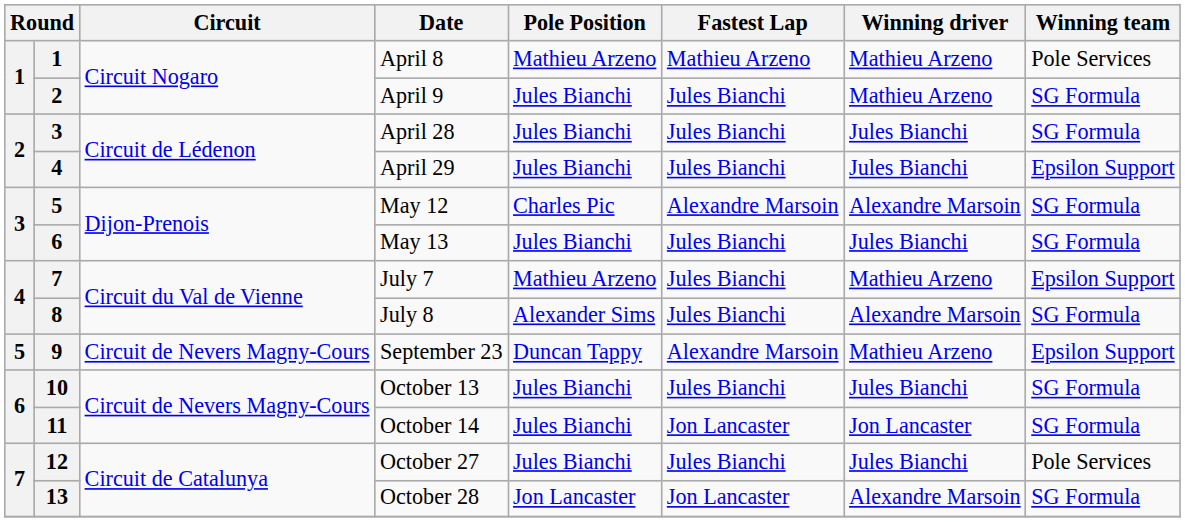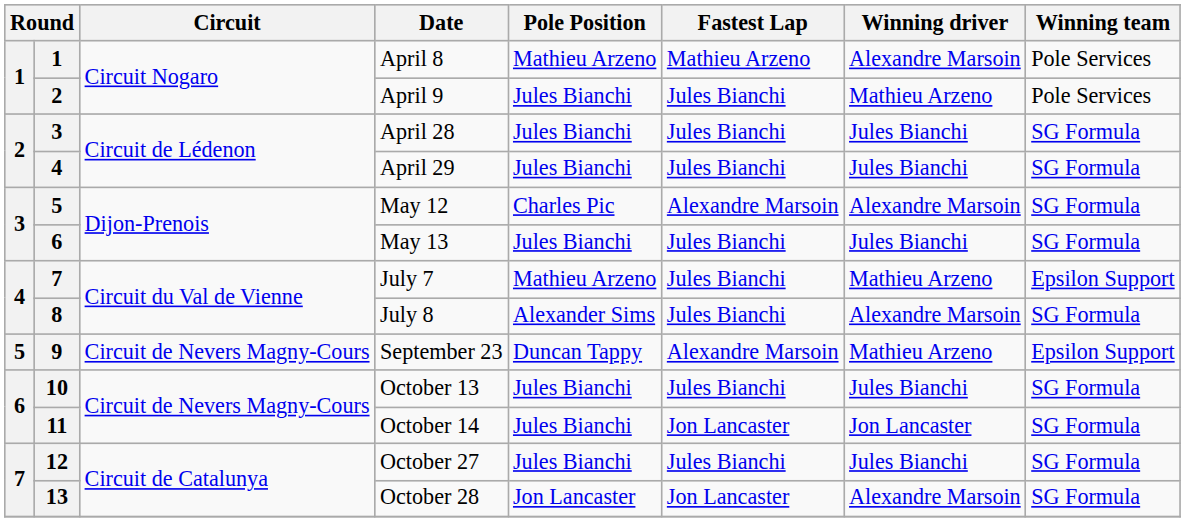(921, 58) Mathieu Arzeno -> (935, 58) Alexandre Marsoin
(1086, 95) SG Formula -> (1091, 95) Pole Services
(1103, 168) Epsilon Support -> (1086, 168) SG Formula
(1091, 461) Pole Services -> (1086, 461) SG Formula
